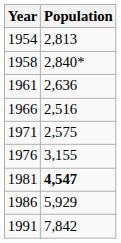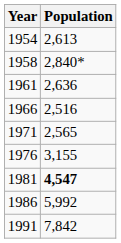(61, 39) 2,813 -> (61, 39) 2,613
(61, 132) 2,575 -> (61, 132) 2,565
(61, 202) 5,929 -> (61, 202) 5,992
